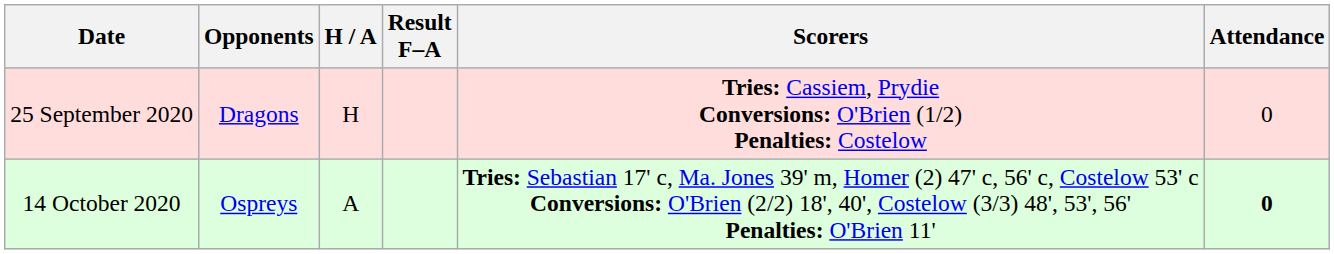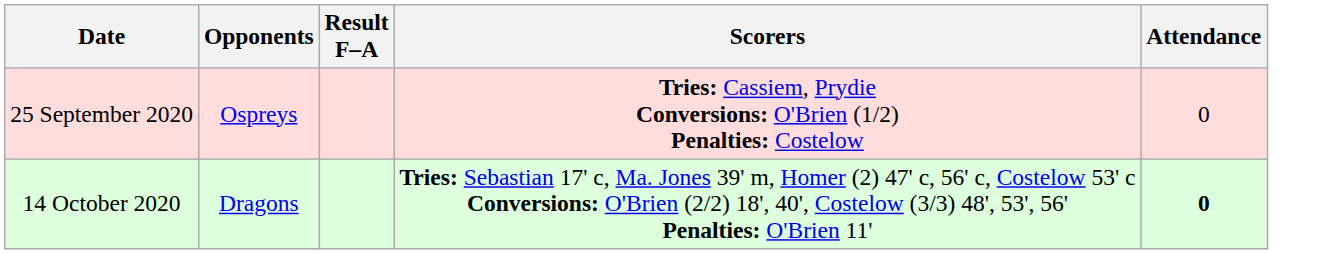- column: (351, 36)
(259, 113) Dragons -> (259, 113) Ospreys
(259, 203) Ospreys -> (259, 203) Dragons
